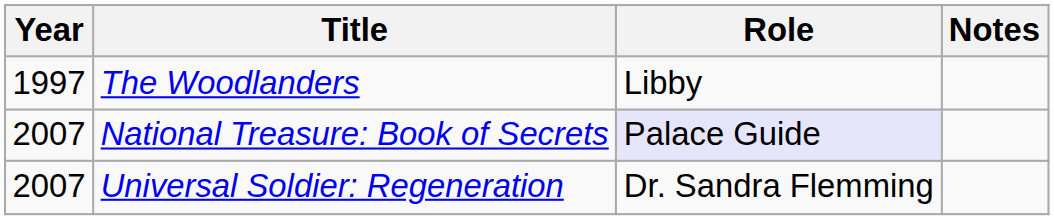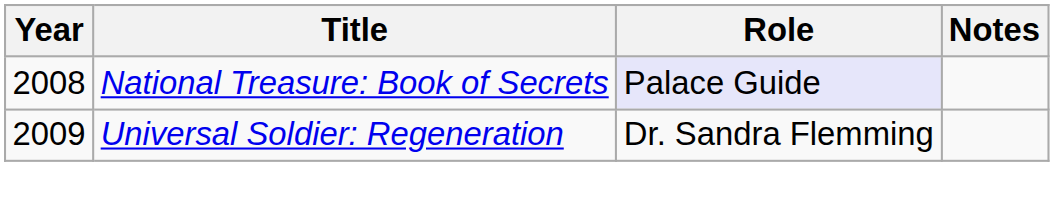- row: (230, 82)
(49, 134) 2007 -> (49, 82) 2008
(49, 186) 2007 -> (49, 134) 2009
